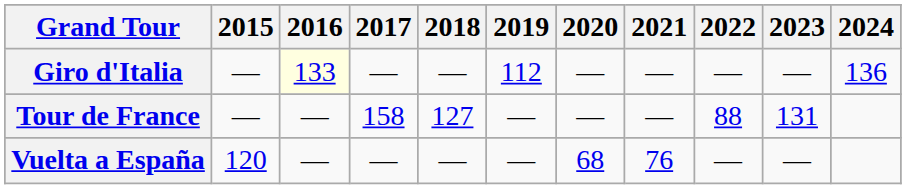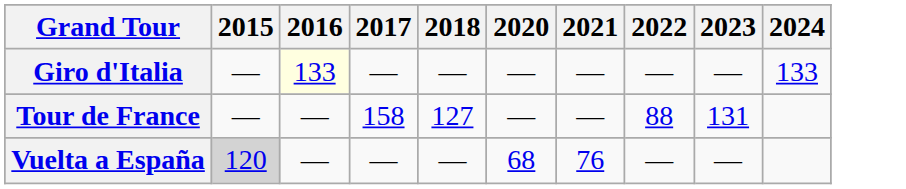- column: (521, 26)
(866, 71) 136 -> (797, 71) 133
(246, 159) no background -> (246, 159) lightgrey background
